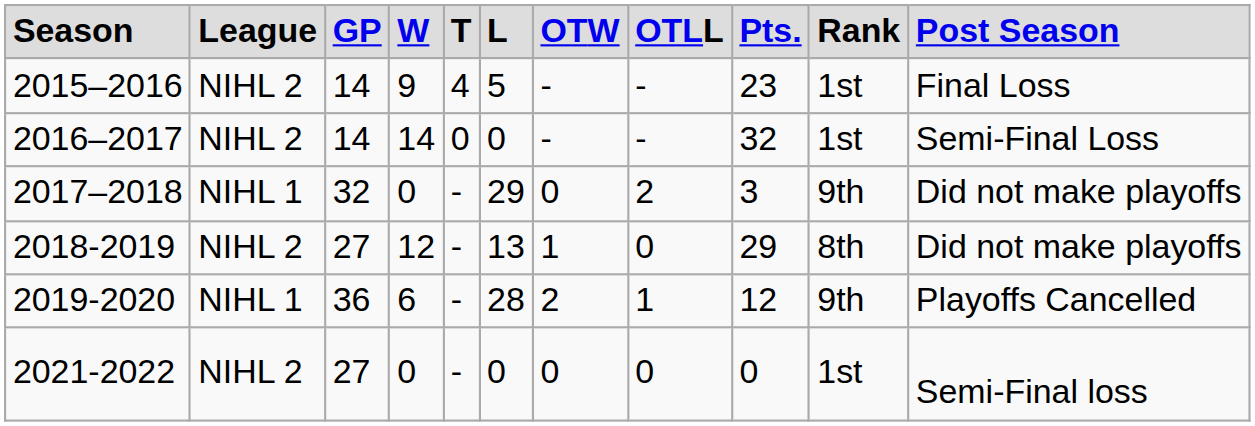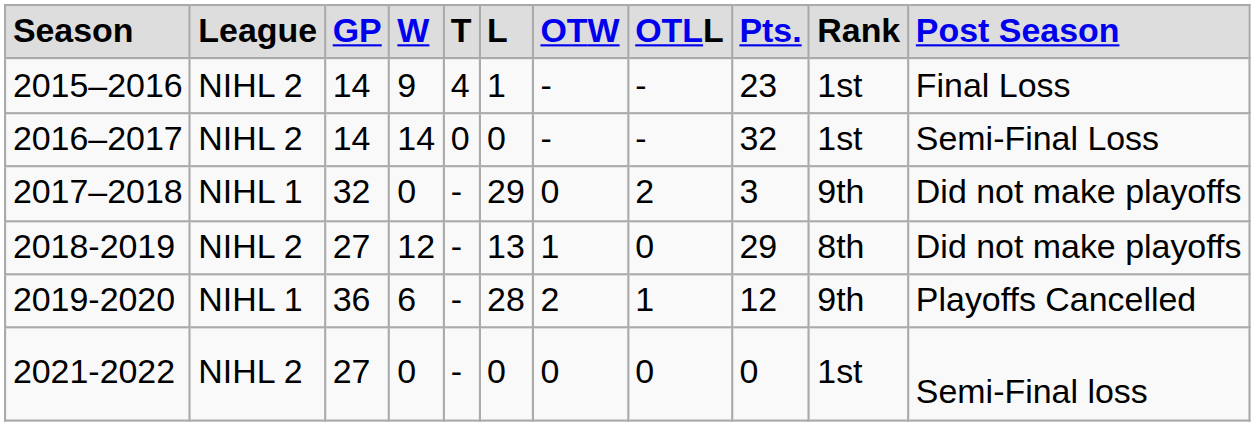(497, 85) 5 -> (497, 85) 1
